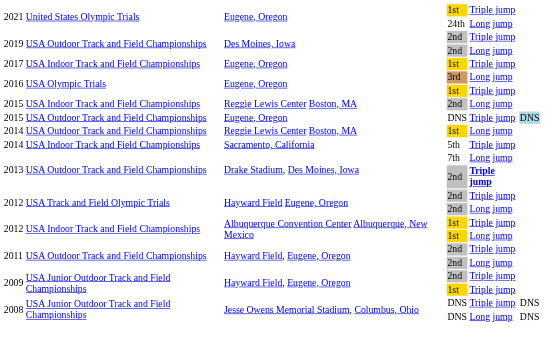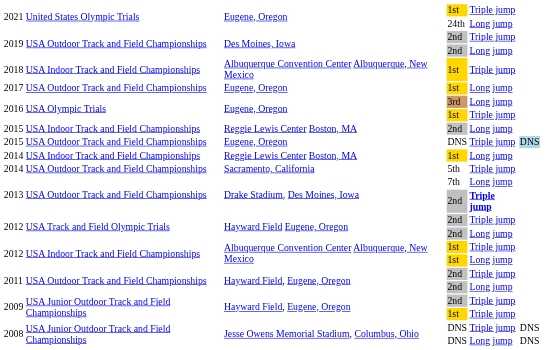+ row: (14, 69)
(113, 64) USA Indoor Track and Field Championships -> (116, 88) USA Outdoor Track and Field Championships
(492, 64) Triple jump -> (491, 88) Long jump
(116, 131) USA Outdoor Track and Field Championships -> (113, 155) USA Indoor Track and Field Championships
(113, 144) USA Indoor Track and Field Championships -> (116, 169) USA Outdoor Track and Field Championships
